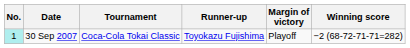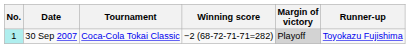columns swapped: (358, 17) <-> (224, 17)
(282, 36) no background -> (291, 36) lightgrey background
